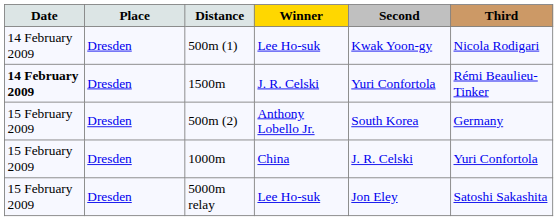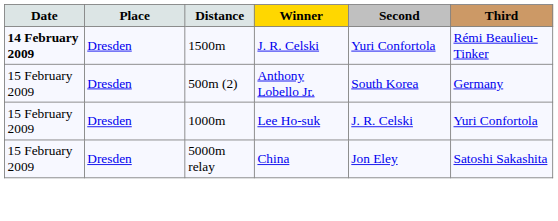- row: (213, 45)
(273, 158) China -> (289, 121) Lee Ho-suk
(289, 196) Lee Ho-suk -> (273, 158) China
